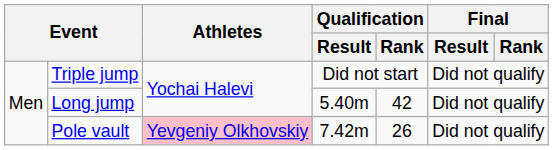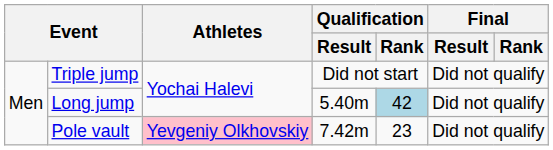(402, 103) no background -> (402, 103) lightblue background
(402, 131) 26 -> (402, 131) 23
